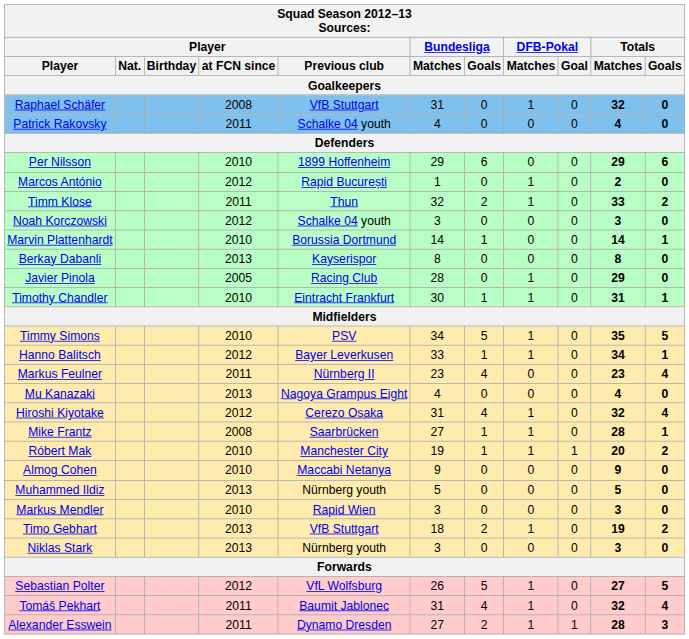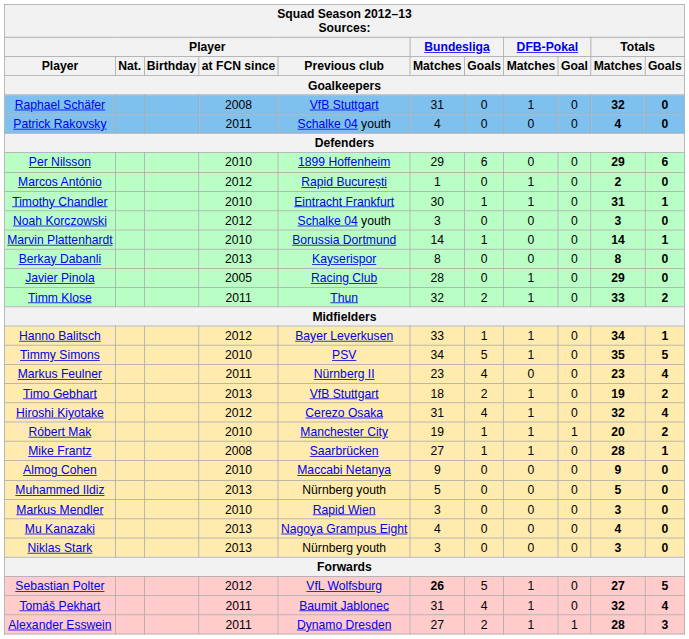rows swapped: (60, 201) <-> (60, 297)
rows swapped: (60, 336) <-> (60, 355)
rows swapped: (60, 528) <-> (60, 394)
rows swapped: (60, 451) <-> (60, 432)
(437, 586) normal -> (437, 586) bold
